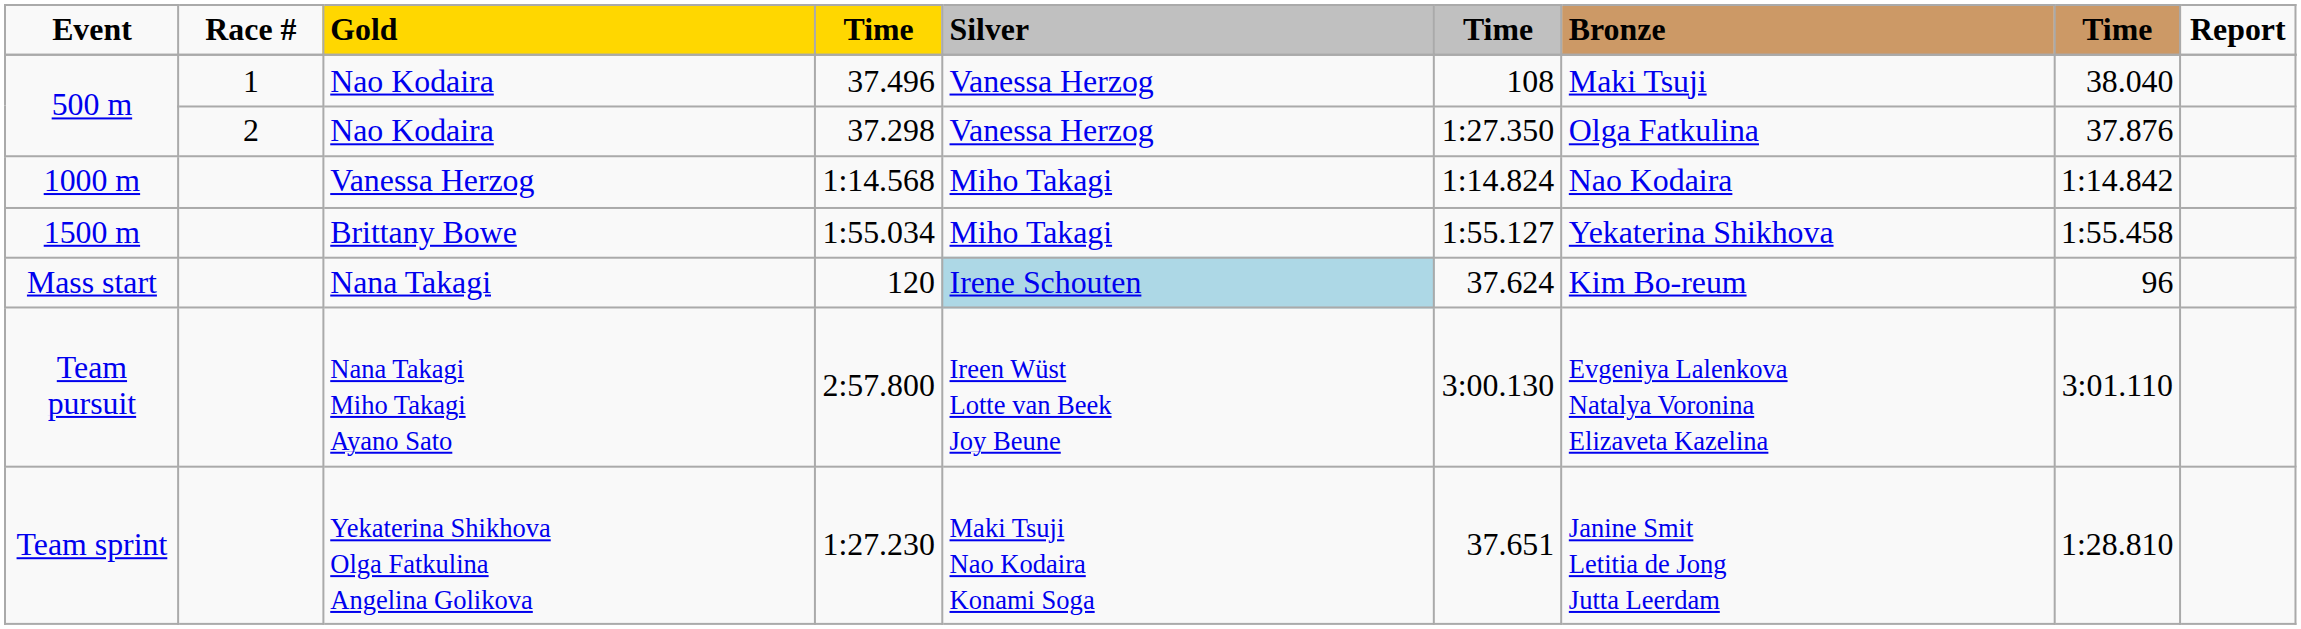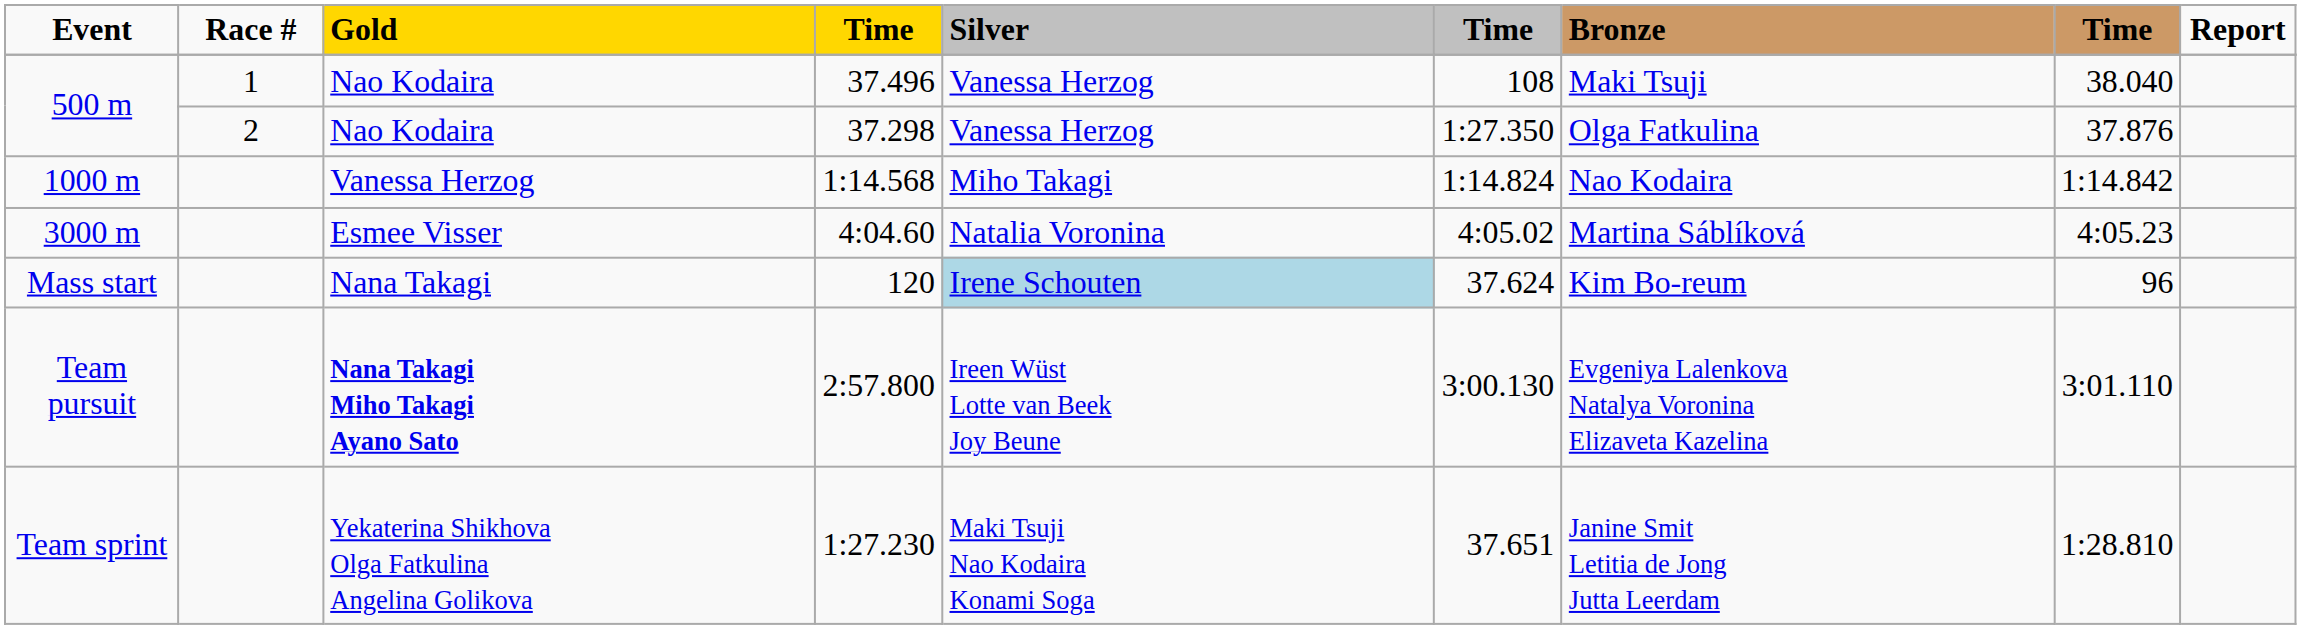- row: (879, 231)
+ row: (887, 231)
(398, 406) normal -> (402, 404) bold
